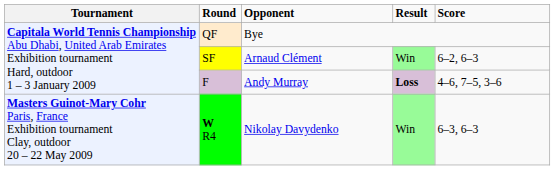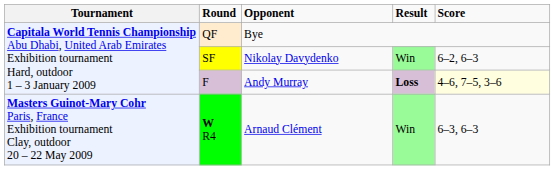(283, 58) Arnaud Clément -> (291, 58) Nikolay Davydenko
(470, 82) no background -> (470, 82) lightyellow background
(291, 129) Nikolay Davydenko -> (283, 129) Arnaud Clément
